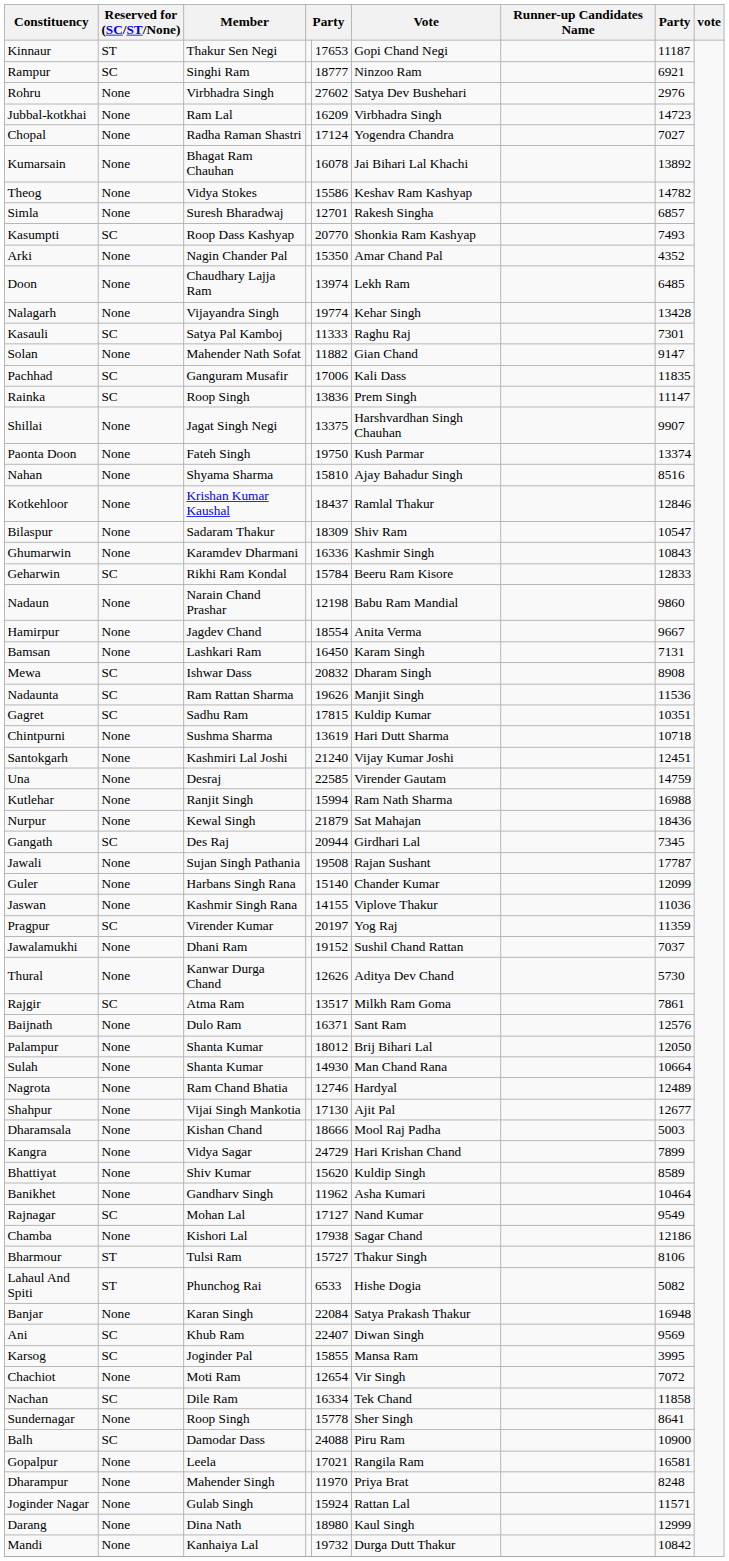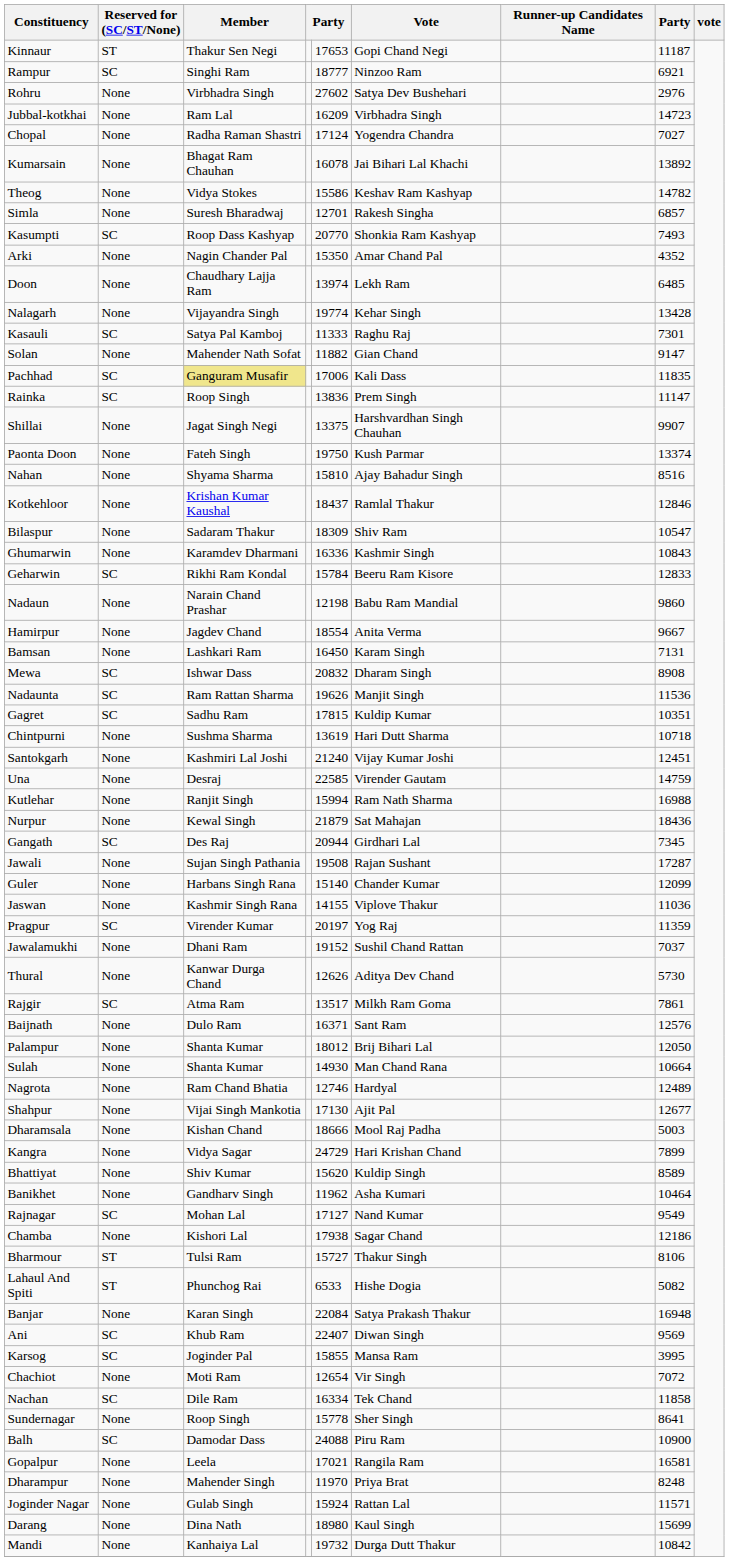(237, 375) no background -> (237, 375) khaki background
(675, 862) 17787 -> (675, 862) 17287
(675, 1524) 12999 -> (675, 1524) 15699
